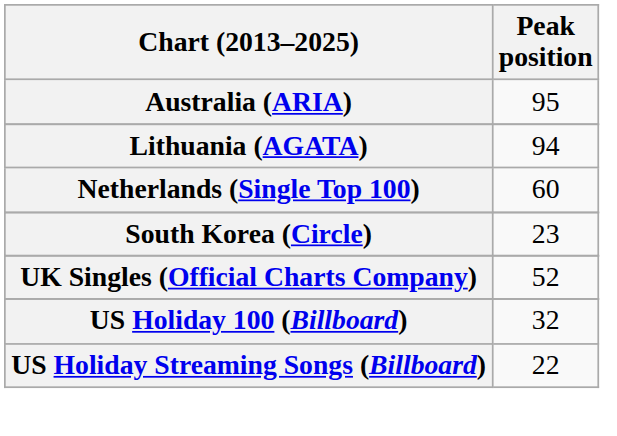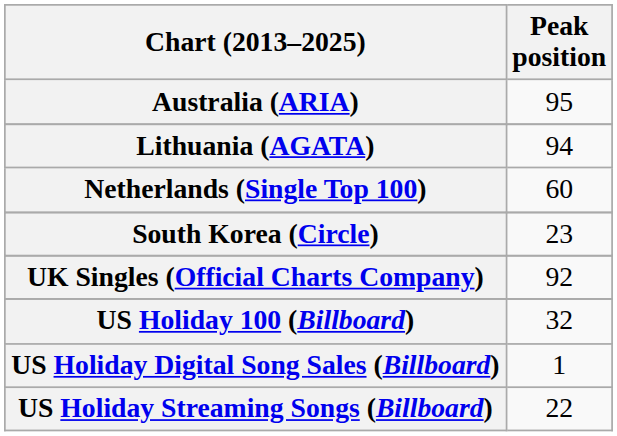(546, 277) 52 -> (559, 277) 92
+ row: (255, 364)
